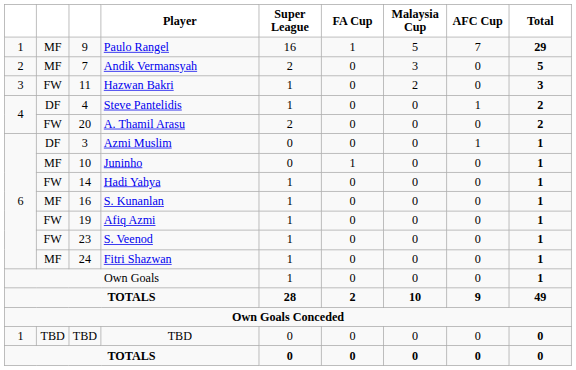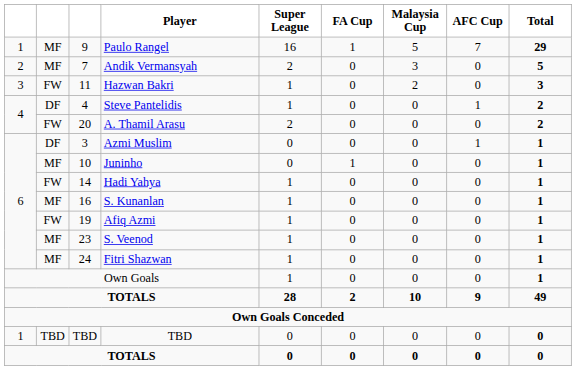(53, 239) FW -> (53, 239) MF
